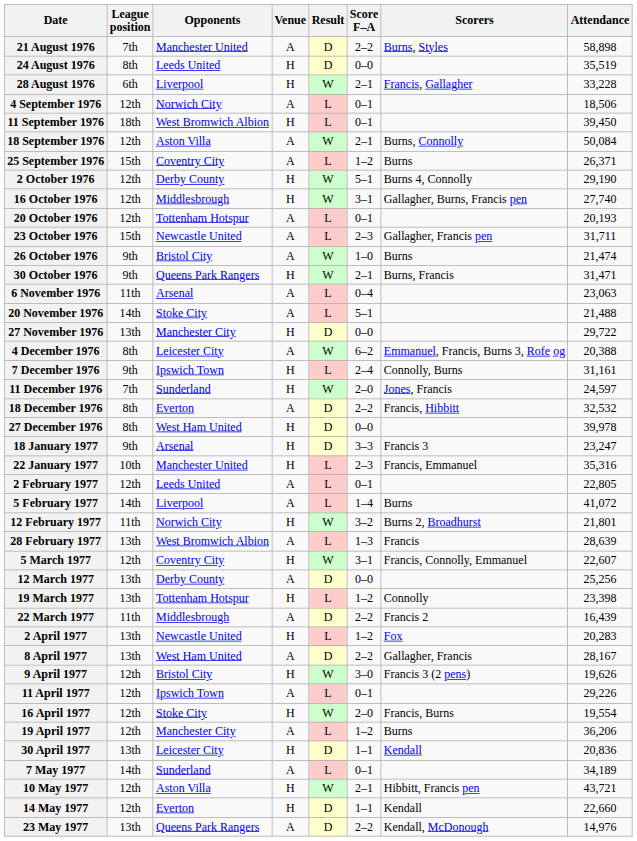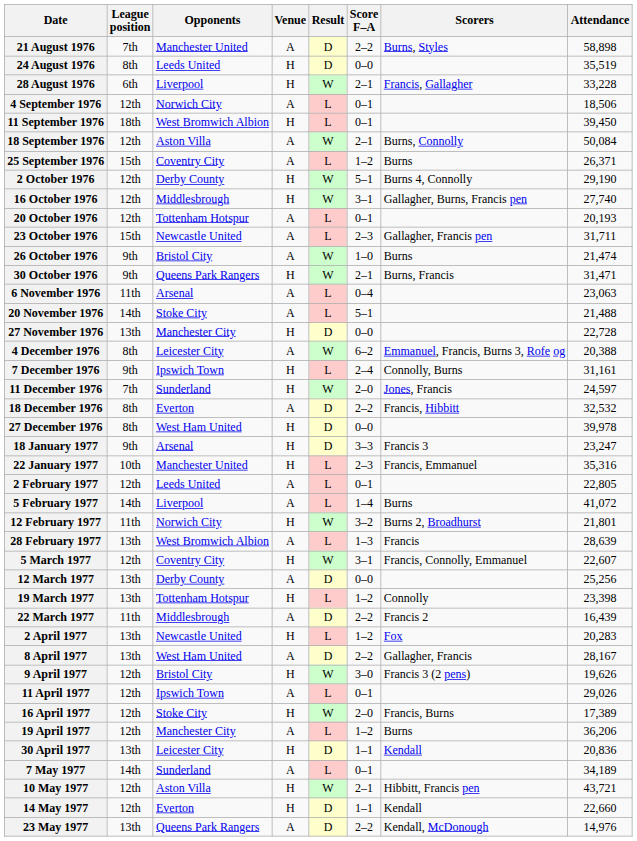(600, 332) 29,722 -> (600, 332) 22,728
(600, 693) 29,226 -> (600, 693) 29,026
(600, 712) 19,554 -> (600, 712) 17,389
